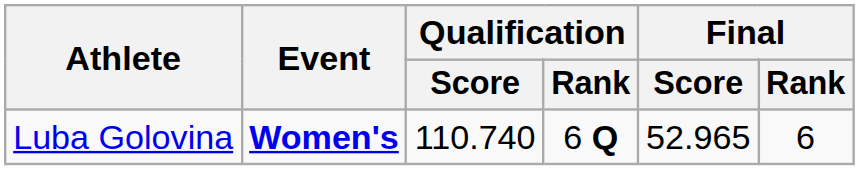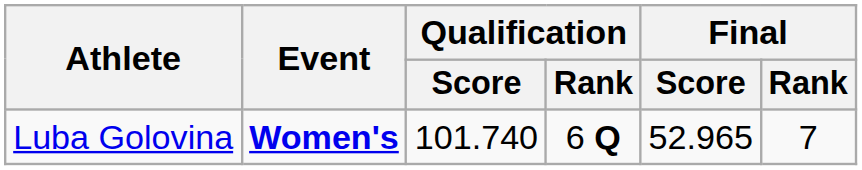(475, 137) 110.740 -> (476, 137) 101.740
(806, 137) 6 -> (808, 137) 7
